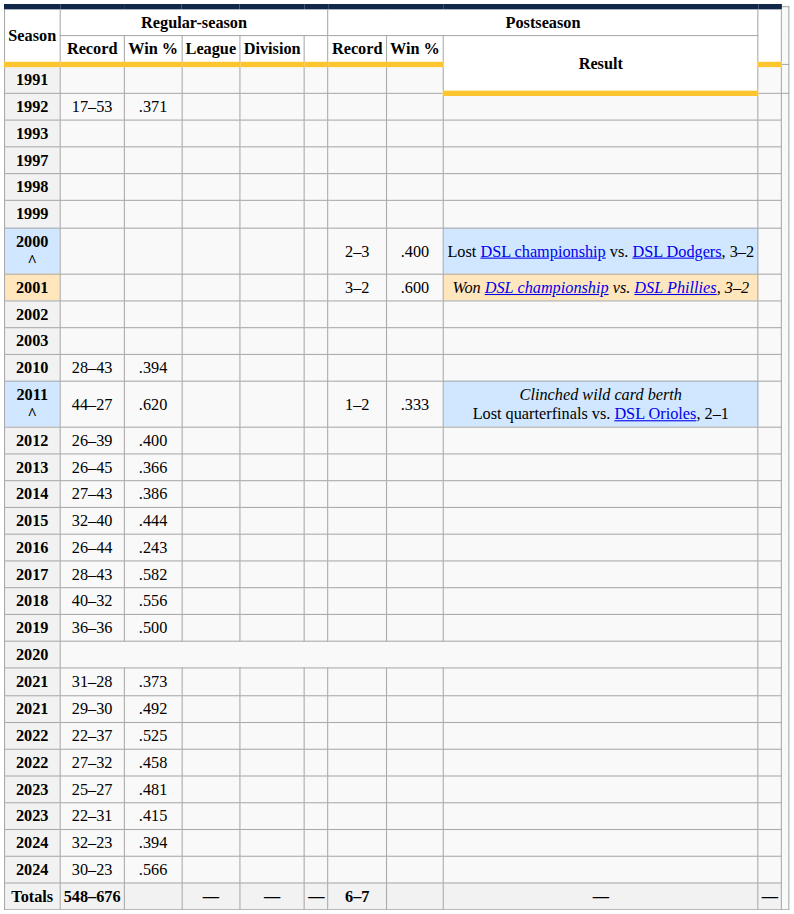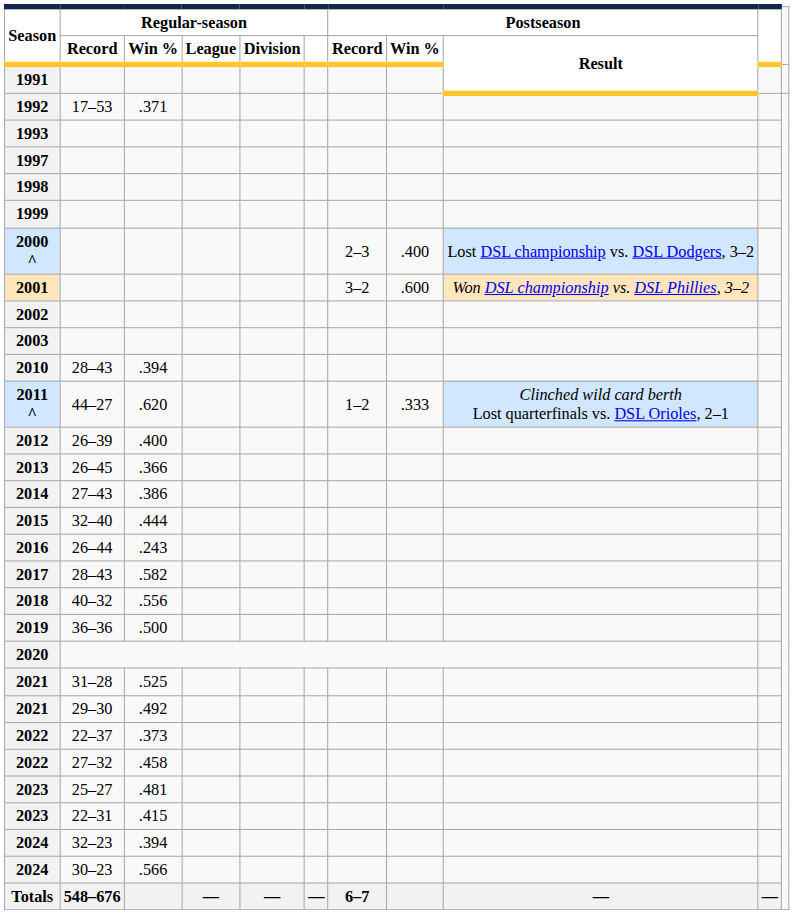(153, 681) .373 -> (153, 681) .525
(153, 735) .525 -> (153, 735) .373
